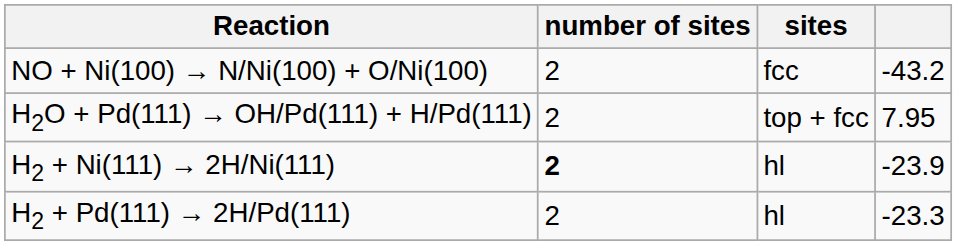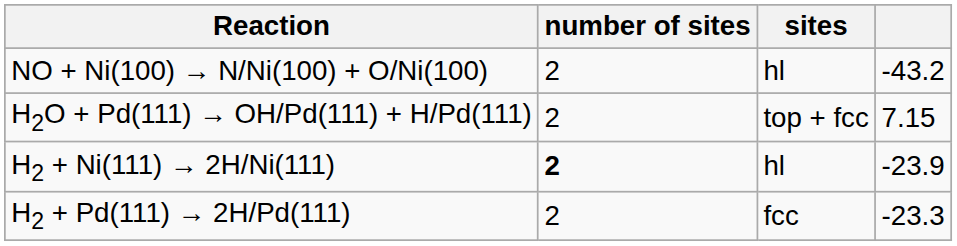(781, 70) fcc -> (774, 70) hl
(908, 117) 7.95 -> (908, 117) 7.15
(774, 215) hl -> (781, 215) fcc
